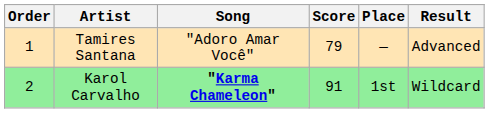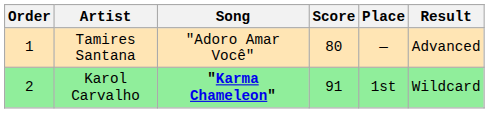(334, 48) 79 -> (334, 48) 80
